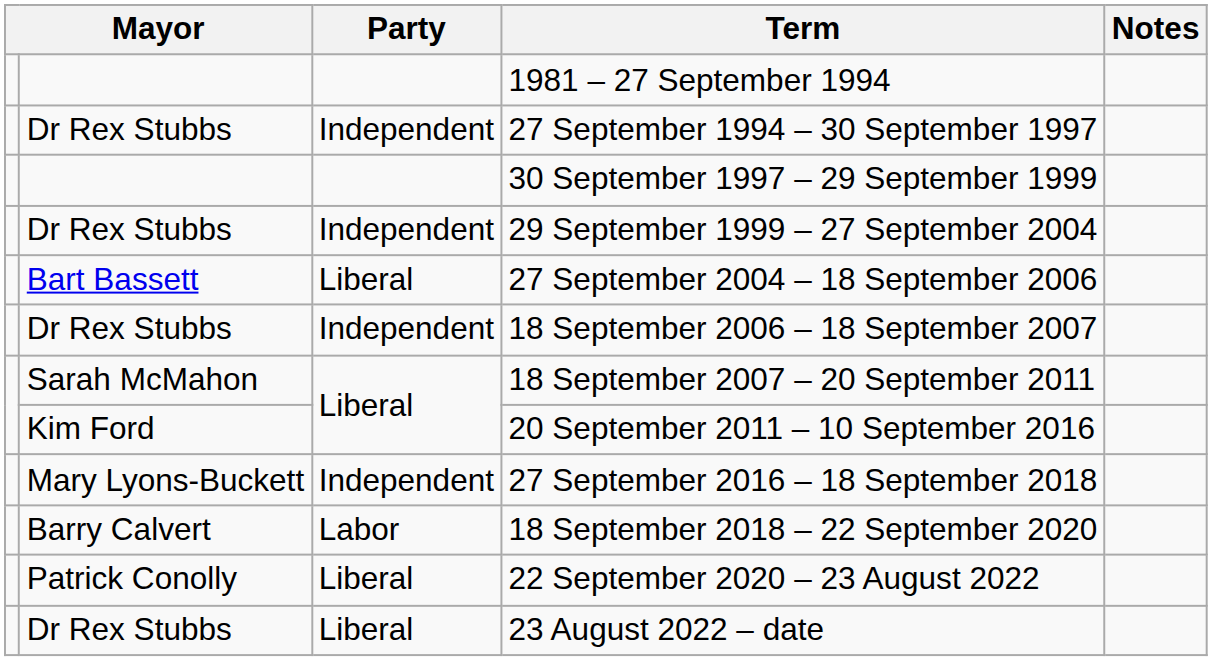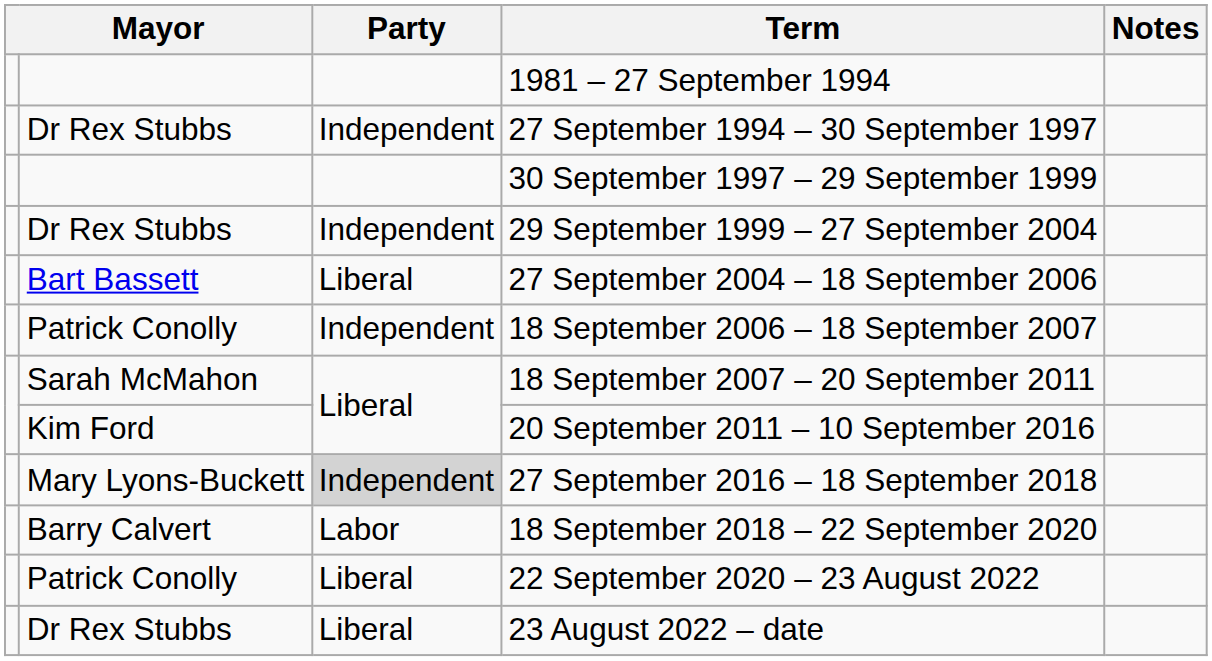(129, 329) Dr Rex Stubbs -> (132, 329) Patrick Conolly
(406, 479) no background -> (406, 479) lightgrey background
